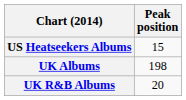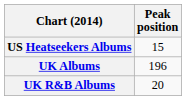(158, 66) 198 -> (158, 66) 196
